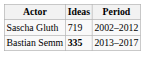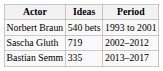+ row: (35, 27)
(75, 43) bold -> (75, 58) normal
